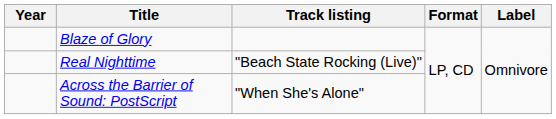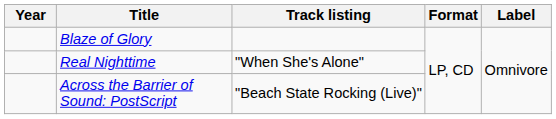(328, 62) "Beach State Rocking (Live)" -> (300, 62) "When She's Alone"
(300, 93) "When She's Alone" -> (328, 93) "Beach State Rocking (Live)"
